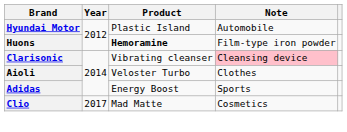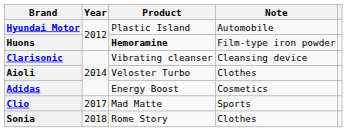(262, 58) pink background -> (262, 58) no background
(234, 88) Sports -> (243, 88) Cosmetics
(243, 104) Cosmetics -> (234, 104) Sports
+ row: (21, 119)
